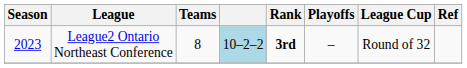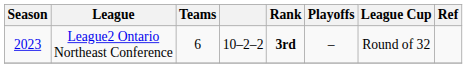(198, 44) 8 -> (198, 44) 6
(243, 44) lightblue background -> (243, 44) no background
